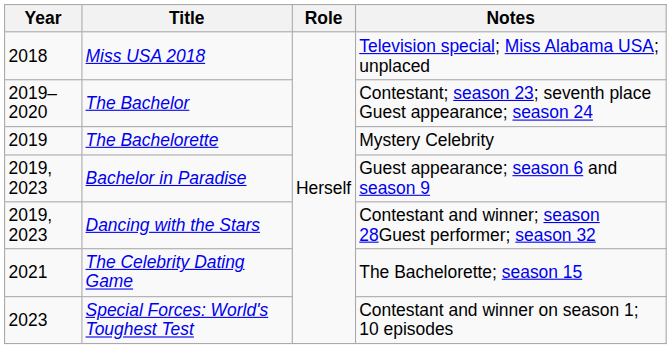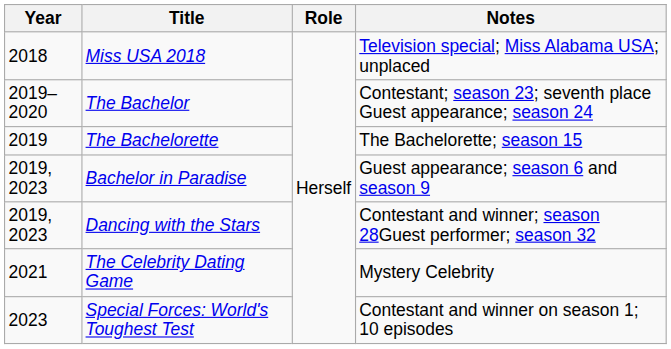(427, 140) Mystery Celebrity -> (471, 140) The Bachelorette; season 15
(471, 272) The Bachelorette; season 15 -> (427, 272) Mystery Celebrity
